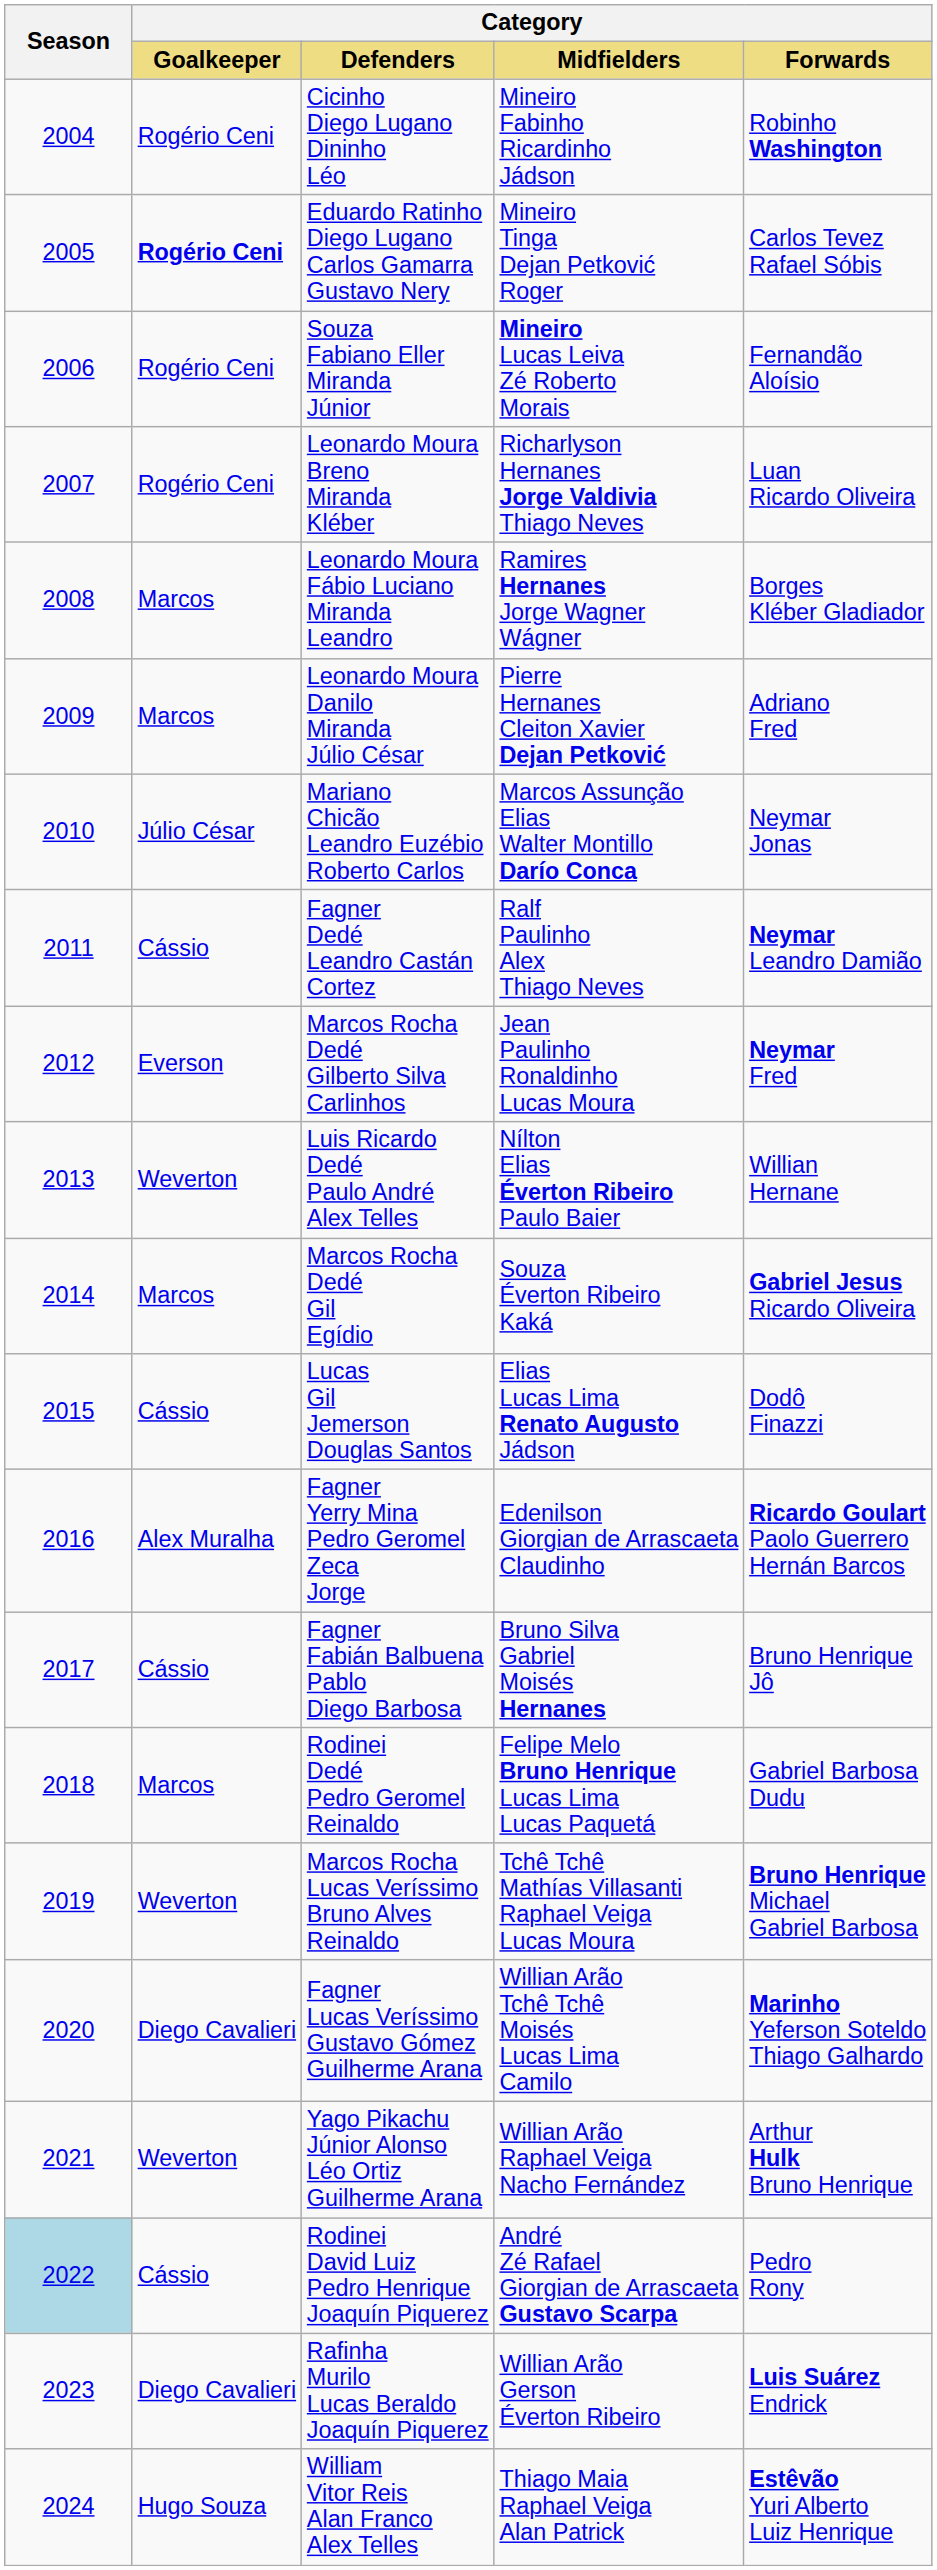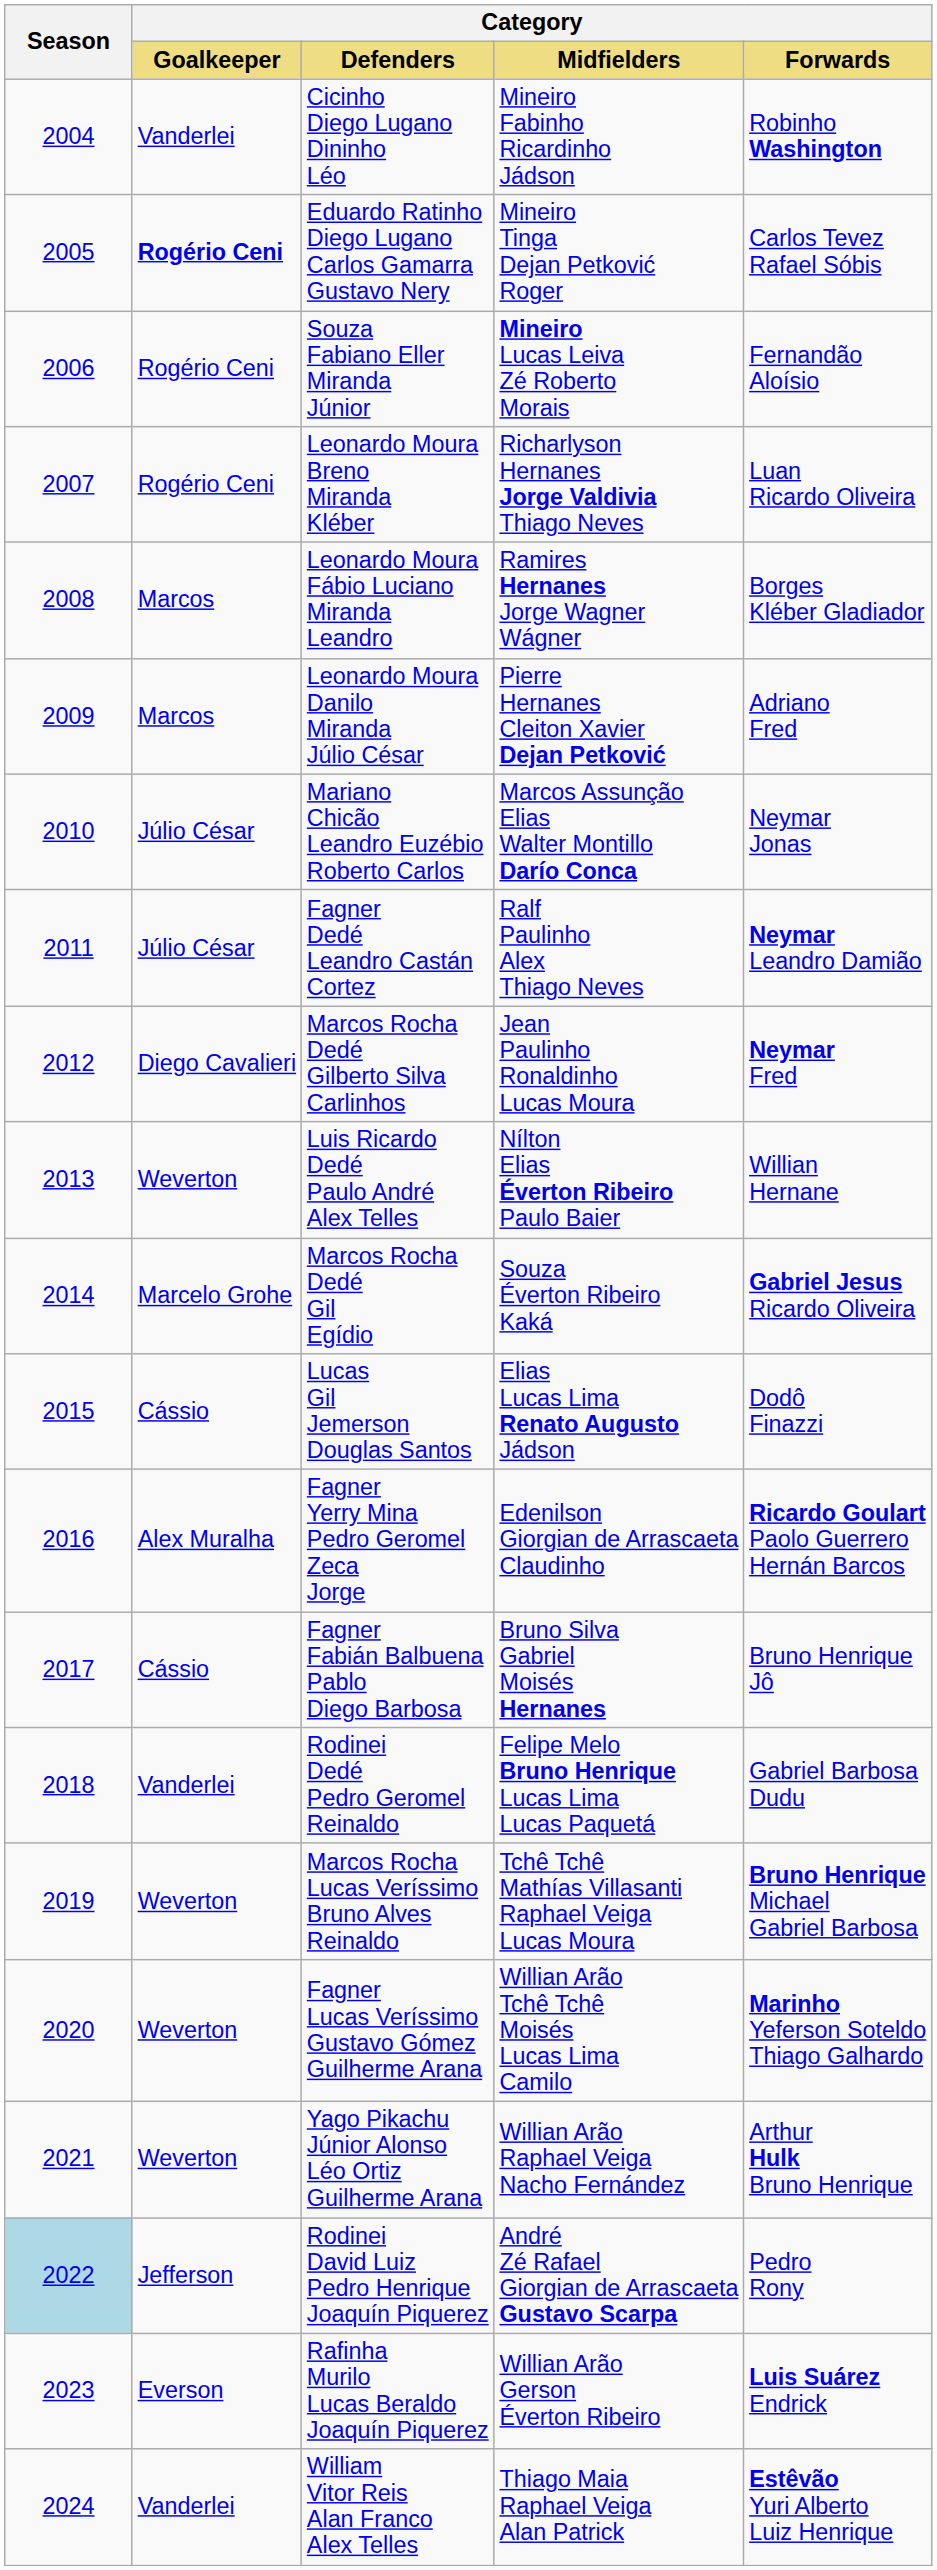(206, 136) Rogério Ceni -> (186, 136) Vanderlei
(173, 947) Cássio -> (196, 947) Júlio César
(181, 1063) Everson -> (217, 1063) Diego Cavalieri
(176, 1295) Marcos -> (215, 1295) Marcelo Grohe
(176, 1785) Marcos -> (186, 1785) Vanderlei
(217, 2030) Diego Cavalieri -> (187, 2030) Weverton
(173, 2275) Cássio -> (186, 2275) Jefferson
(217, 2390) Diego Cavalieri -> (181, 2390) Everson
(202, 2506) Hugo Souza -> (186, 2506) Vanderlei
